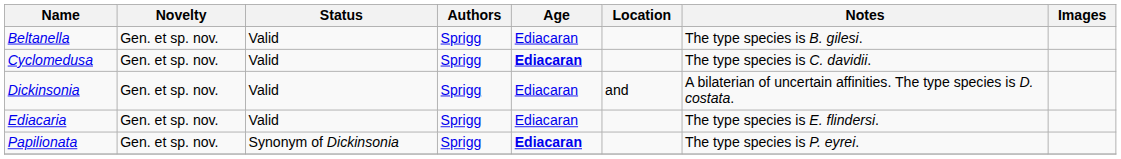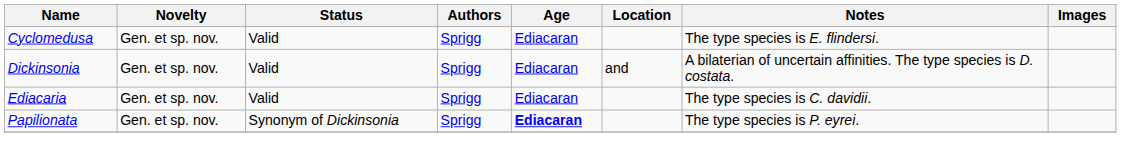- row: (39, 37)
(548, 60) bold -> (546, 37) normal
(778, 60) The type species is C. davidii. -> (782, 37) The type species is E. flindersi.
(782, 120) The type species is E. flindersi. -> (778, 98) The type species is C. davidii.
